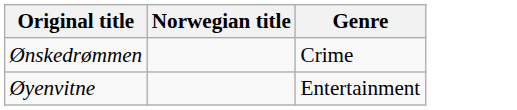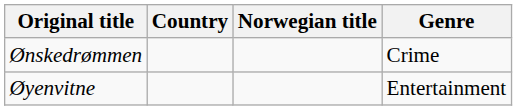+ column: (190, 21)
